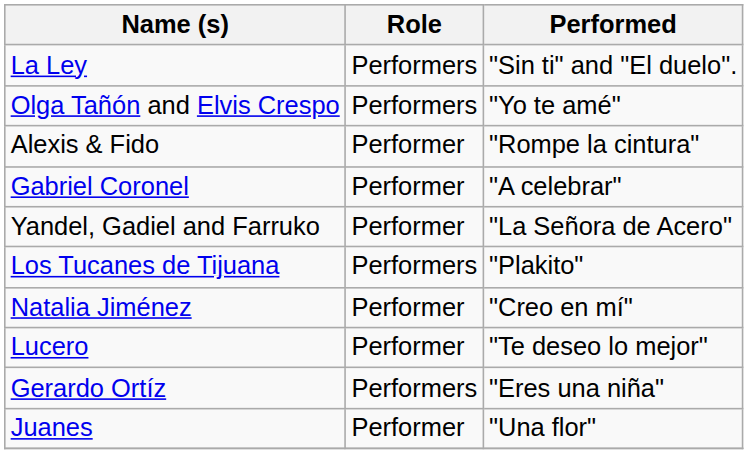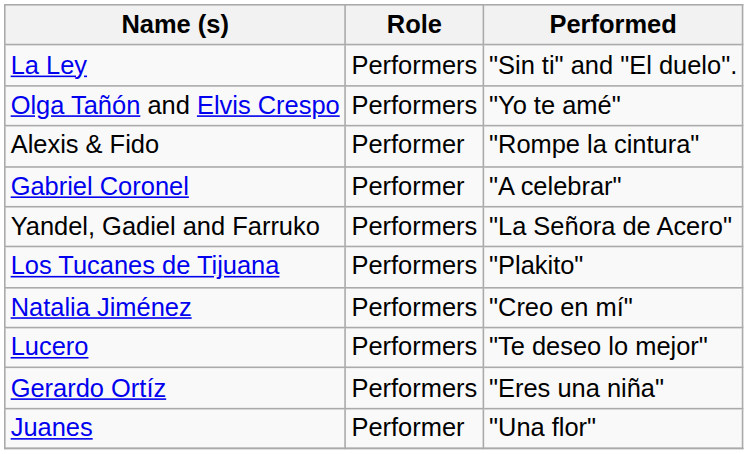(408, 226) Performer -> (414, 226) Performers
(408, 307) Performer -> (414, 307) Performers
(408, 347) Performer -> (414, 347) Performers
